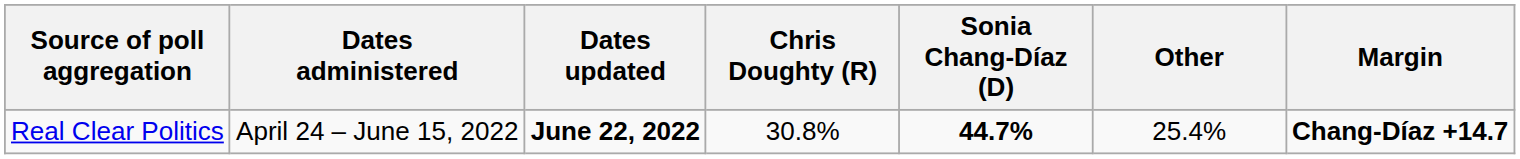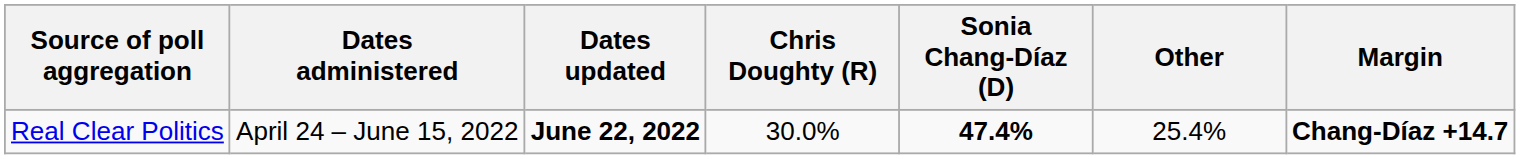(803, 130) 30.8% -> (803, 130) 30.0%
(996, 130) 44.7% -> (996, 130) 47.4%
